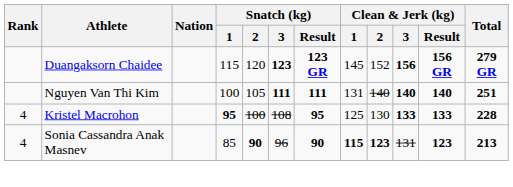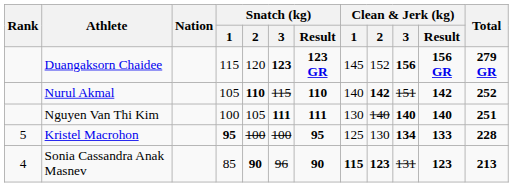+ row: (79, 93)
(354, 93) 131 -> (354, 114) 130
(23, 114) 4 -> (23, 135) 5
(281, 114) 108 -> (281, 135) 100
(406, 114) 133 -> (406, 135) 134
